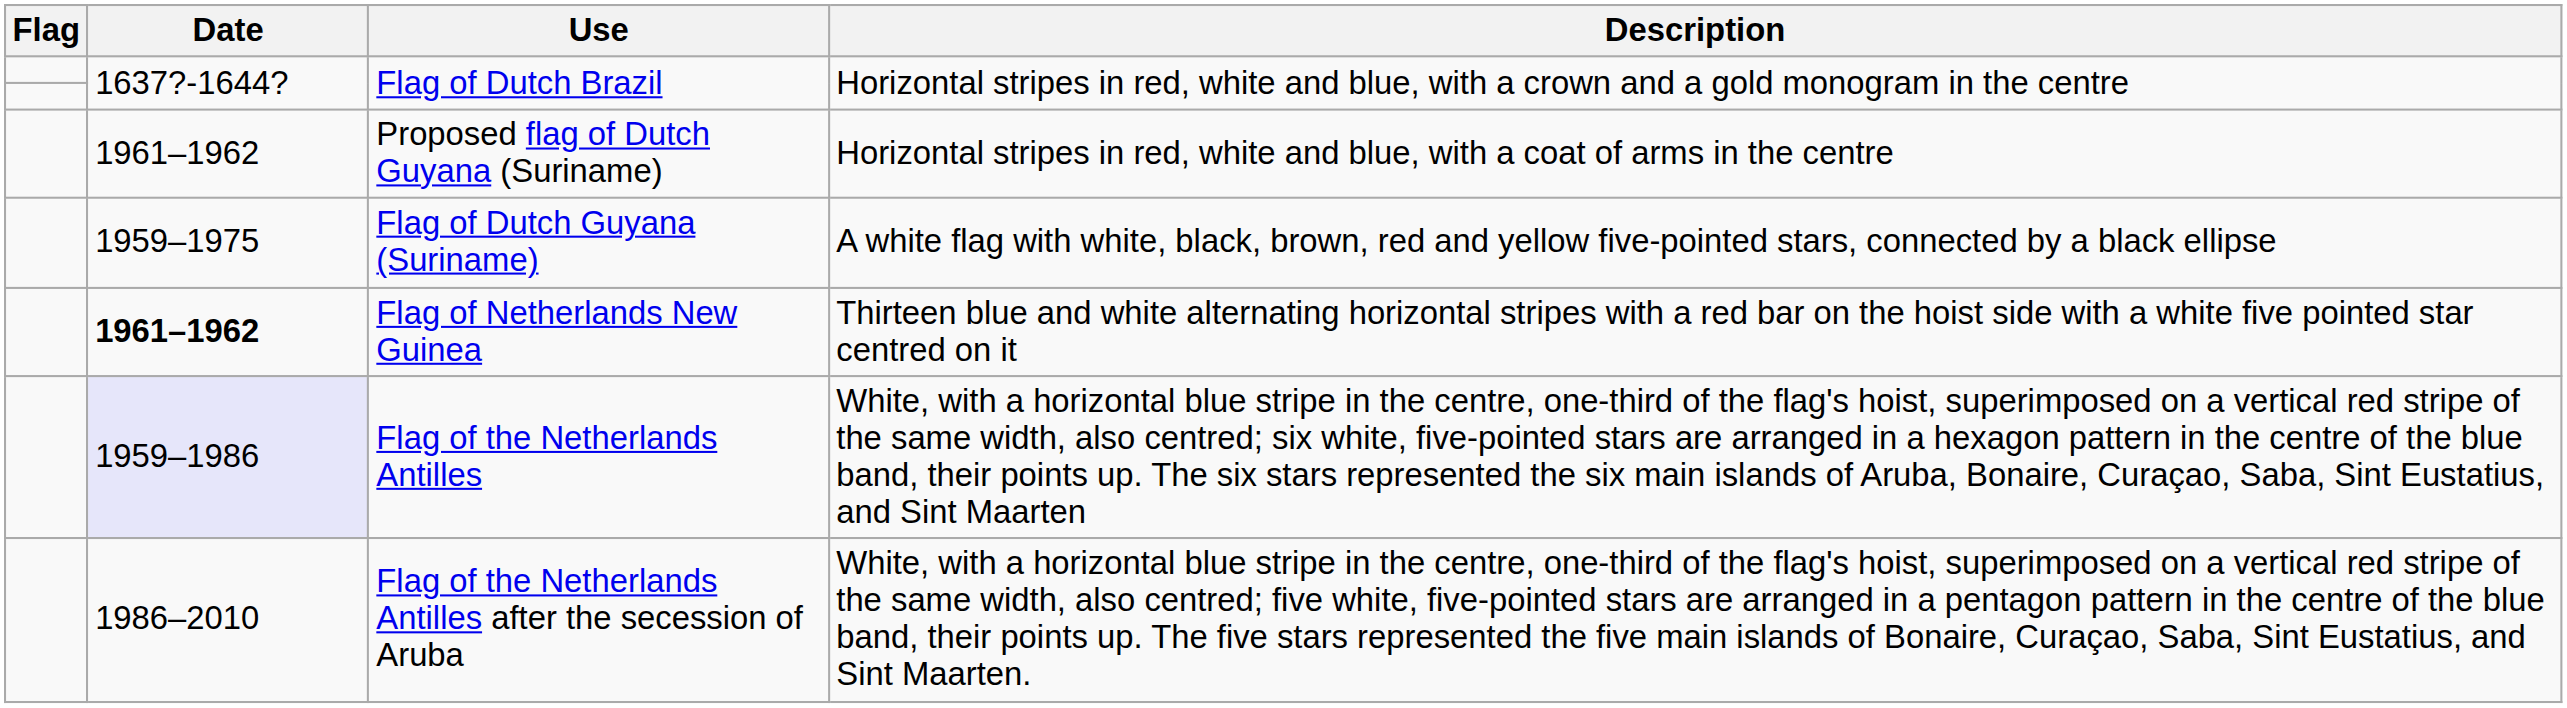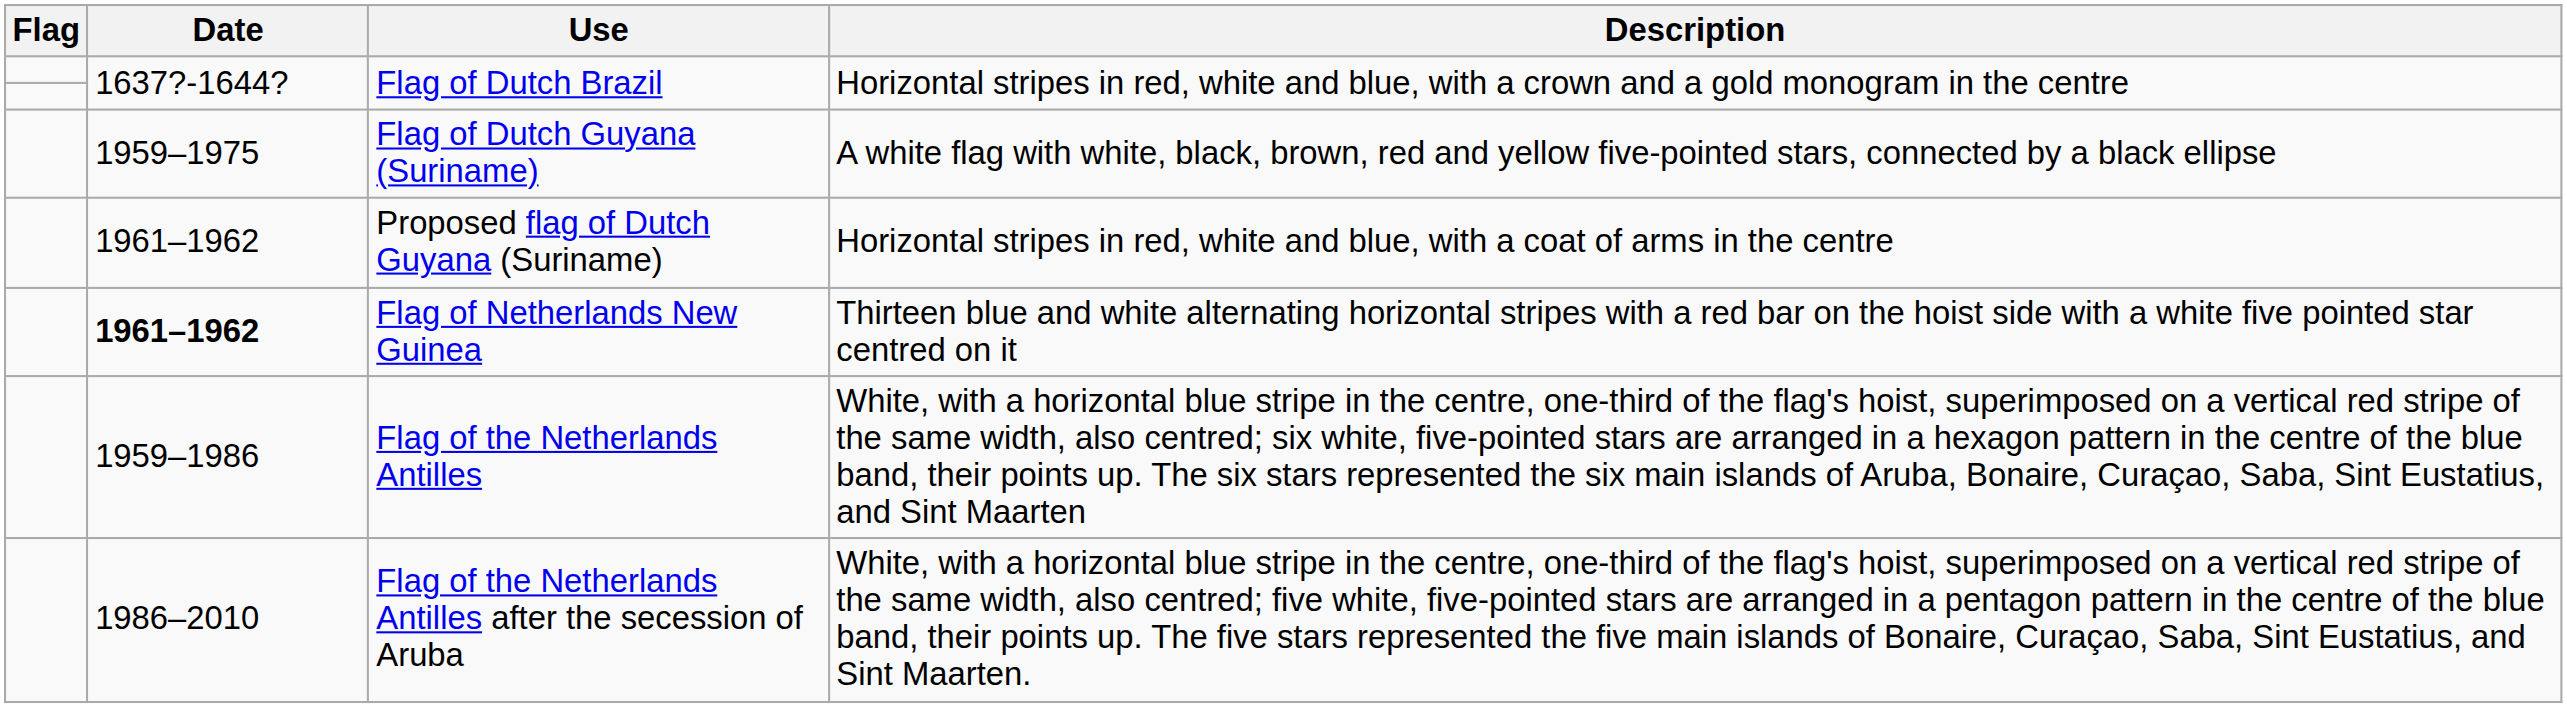rows swapped: (543, 152) <-> (536, 241)
(177, 456) lavender background -> (177, 456) no background
